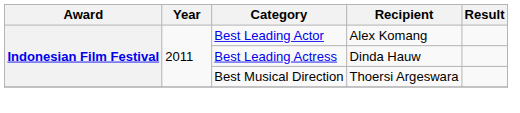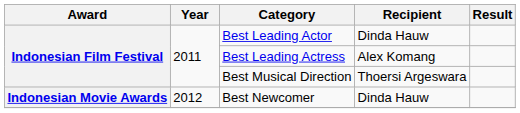(388, 36) Alex Komang -> (393, 36) Dinda Hauw
(385, 56) Dinda Hauw -> (396, 56) Alex Komang
+ row: (268, 98)
